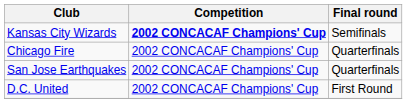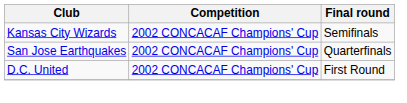(229, 32) bold -> (225, 32) normal
- row: (41, 51)
